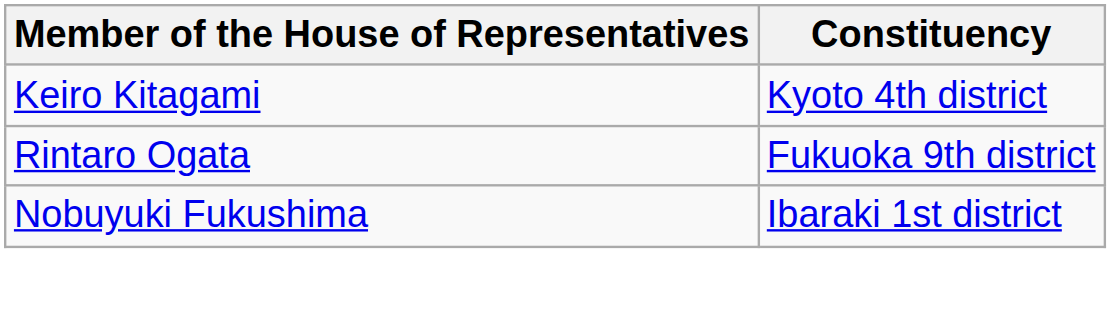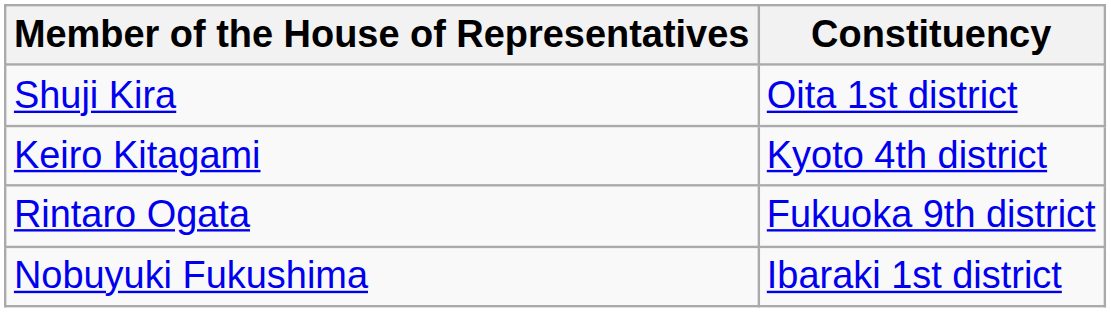+ row: (95, 94)
